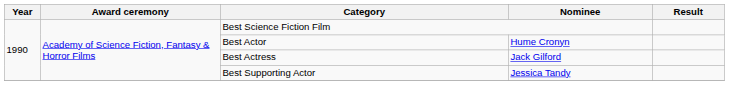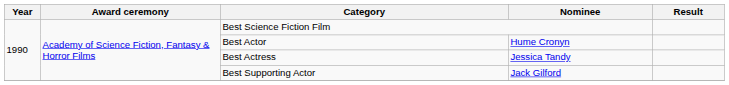(536, 57) Jack Gilford -> (540, 57) Jessica Tandy
(540, 73) Jessica Tandy -> (536, 73) Jack Gilford
